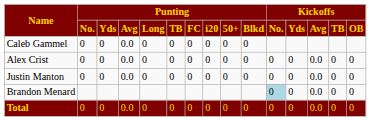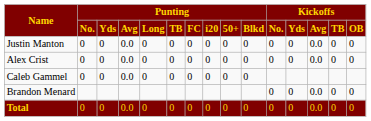rows swapped: (35, 76) <-> (37, 44)
(271, 92) lightblue background -> (271, 92) no background
